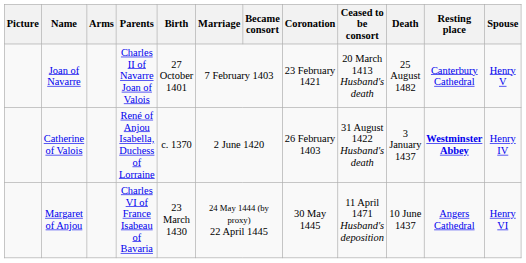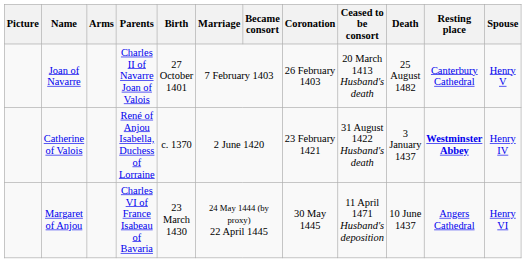(310, 76) 23 February 1421 -> (310, 76) 26 February 1403
(310, 145) 26 February 1403 -> (310, 145) 23 February 1421
